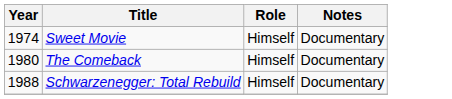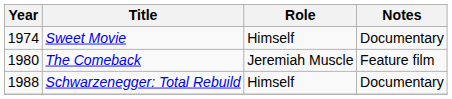(271, 60) Himself -> (300, 60) Jeremiah Muscle
(342, 60) Documentary -> (397, 60) Feature film
